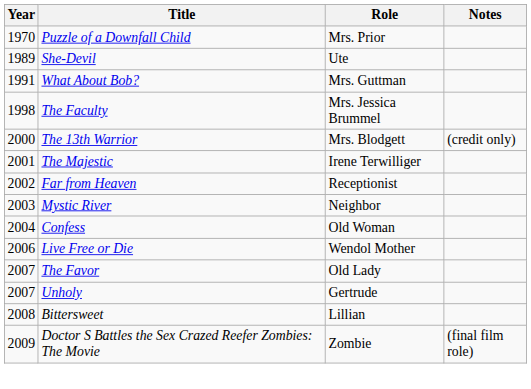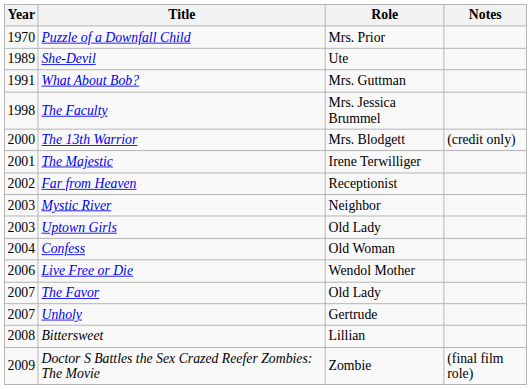+ row: (79, 227)
